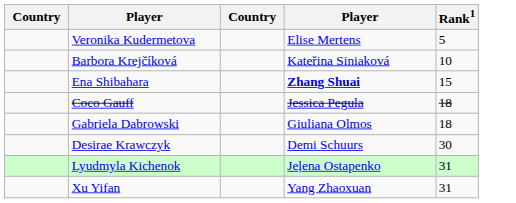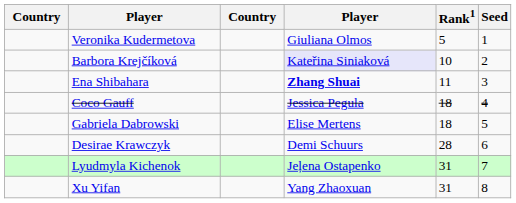+ column: (495, 16)
(324, 39) Elise Mertens -> (330, 39) Giuliana Olmos
(338, 60) no background -> (338, 60) lavender background
(445, 81) 15 -> (445, 81) 11
(330, 123) Giuliana Olmos -> (324, 123) Elise Mertens
(445, 144) 30 -> (445, 144) 28
